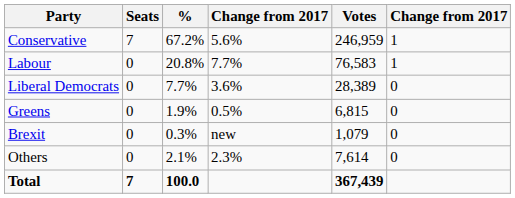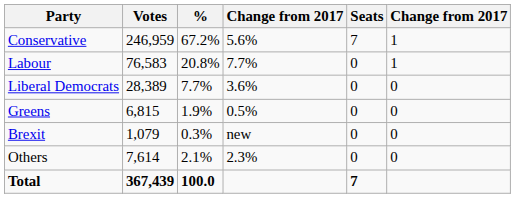columns swapped: (359, 16) <-> (142, 16)
